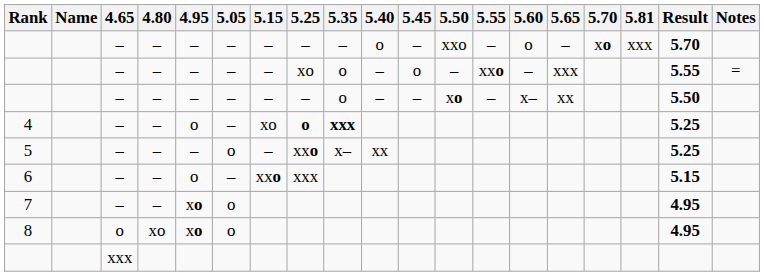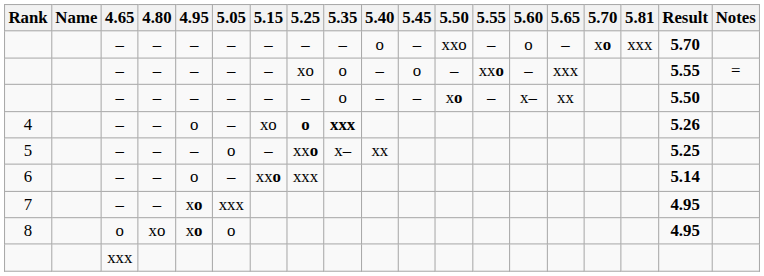(685, 124) 5.25 -> (685, 124) 5.26
(685, 177) 5.15 -> (685, 177) 5.14
(231, 204) o -> (231, 204) xxx
